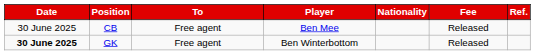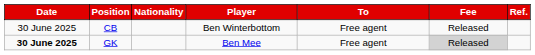columns swapped: (402, 12) <-> (198, 12)
(319, 28) Ben Mee -> (241, 28) Ben Winterbottom
(319, 43) Ben Winterbottom -> (241, 43) Ben Mee
(468, 43) no background -> (468, 43) lightgrey background
